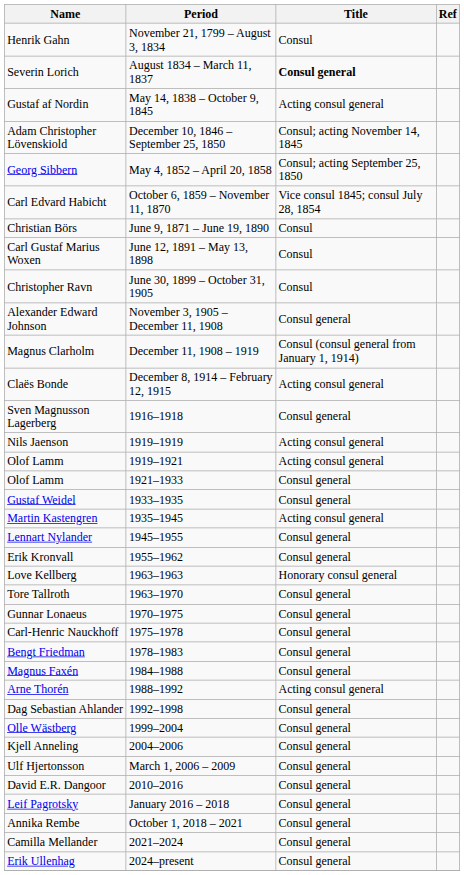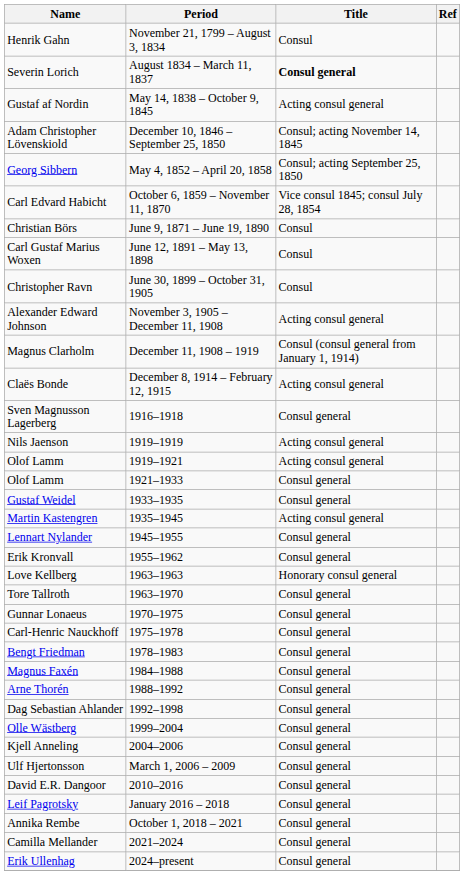(315, 319) Consul general -> (331, 319) Acting consul general
(331, 689) Acting consul general -> (315, 689) Consul general
